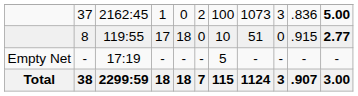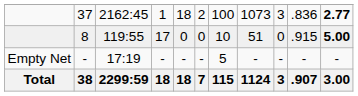(184, 15) 0 -> (184, 15) 18
(337, 15) 5.00 -> (337, 15) 2.77
(184, 36) 18 -> (184, 36) 0
(337, 36) 2.77 -> (337, 36) 5.00
